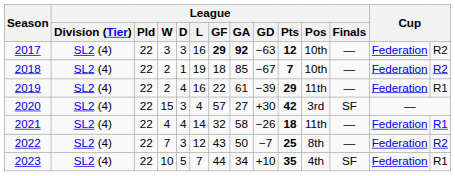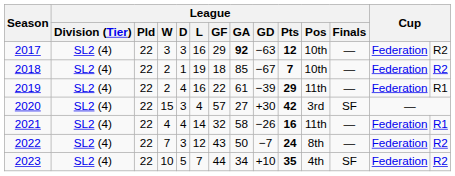(219, 50) bold -> (219, 50) normal
(290, 124) 18 -> (290, 124) 16
(290, 143) 25 -> (290, 143) 24
(440, 161) R1 -> (440, 161) R2
